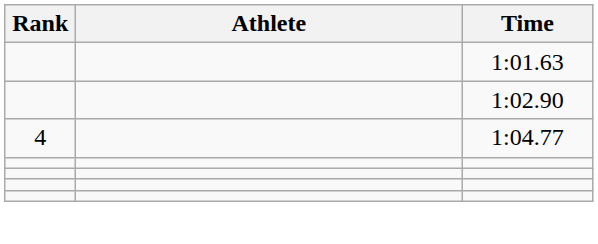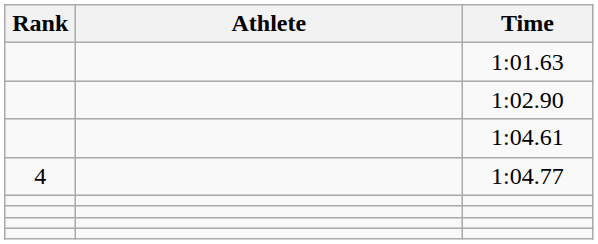+ row: (40, 138)
